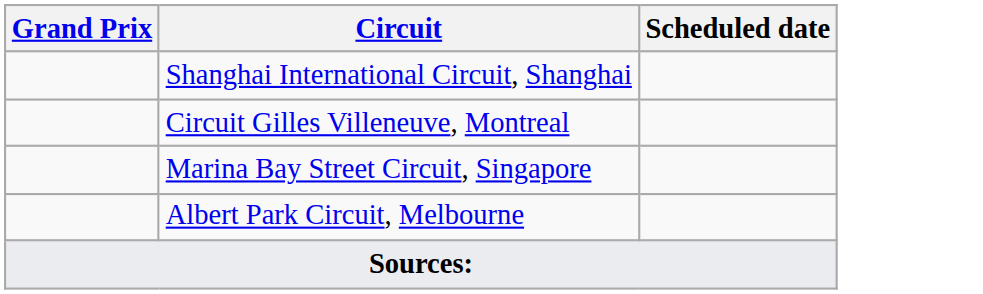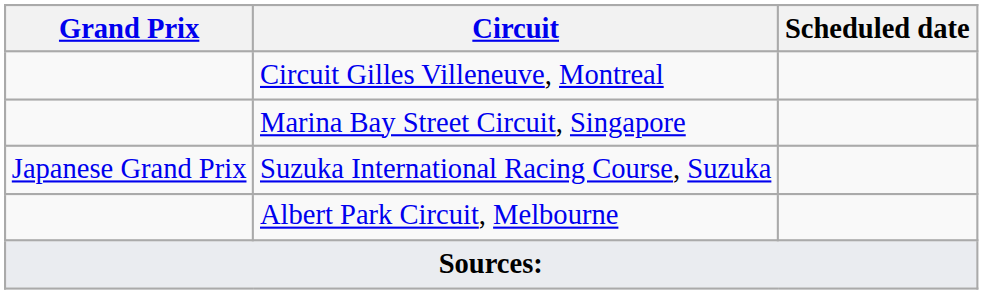- row: (399, 74)
+ row: (516, 169)
